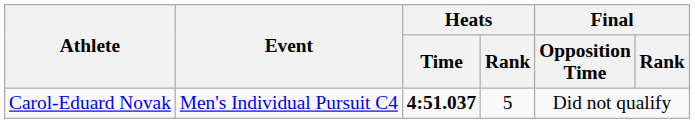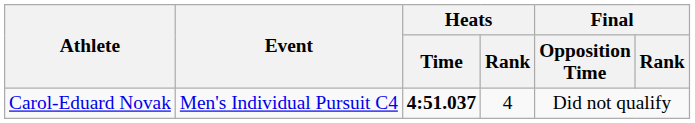(508, 103) 5 -> (508, 103) 4
